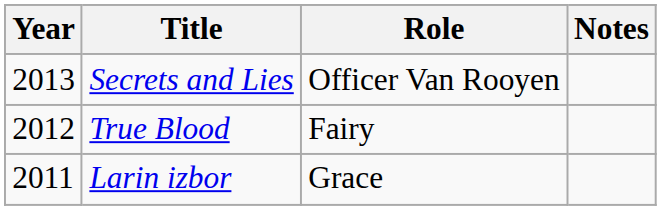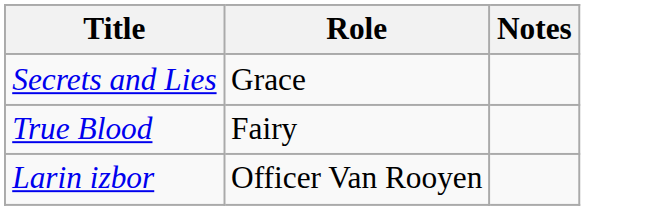- column: (44, 29)
(434, 79) Officer Van Rooyen -> (268, 79) Grace
(346, 178) Grace -> (357, 178) Officer Van Rooyen
